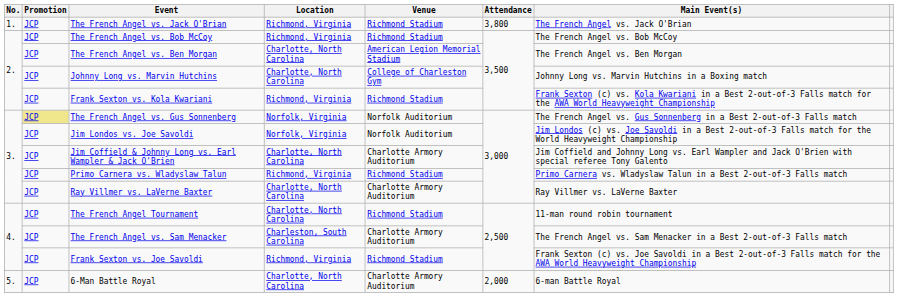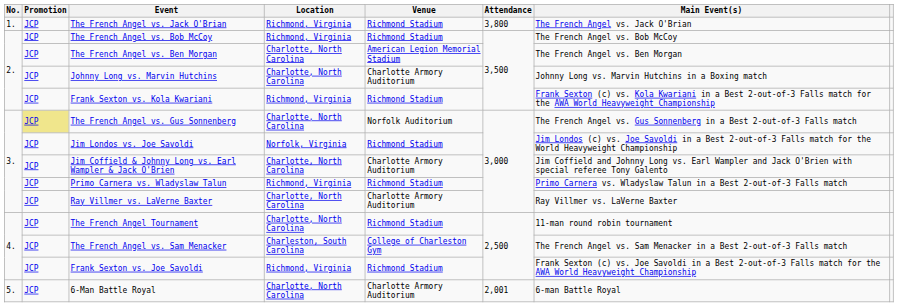(417, 77) College of Charleston Gym -> (405, 77) Charlotte Armory Auditorium
(306, 117) Norfolk, Virginia -> (304, 122) Charlotte, North Carolina
(410, 135) Norfolk Auditorium -> (405, 144) Richmond Stadium
(405, 237) Charlotte Armory Auditorium -> (417, 246) College of Charleston Gym
(496, 282) 2,000 -> (496, 291) 2,001
